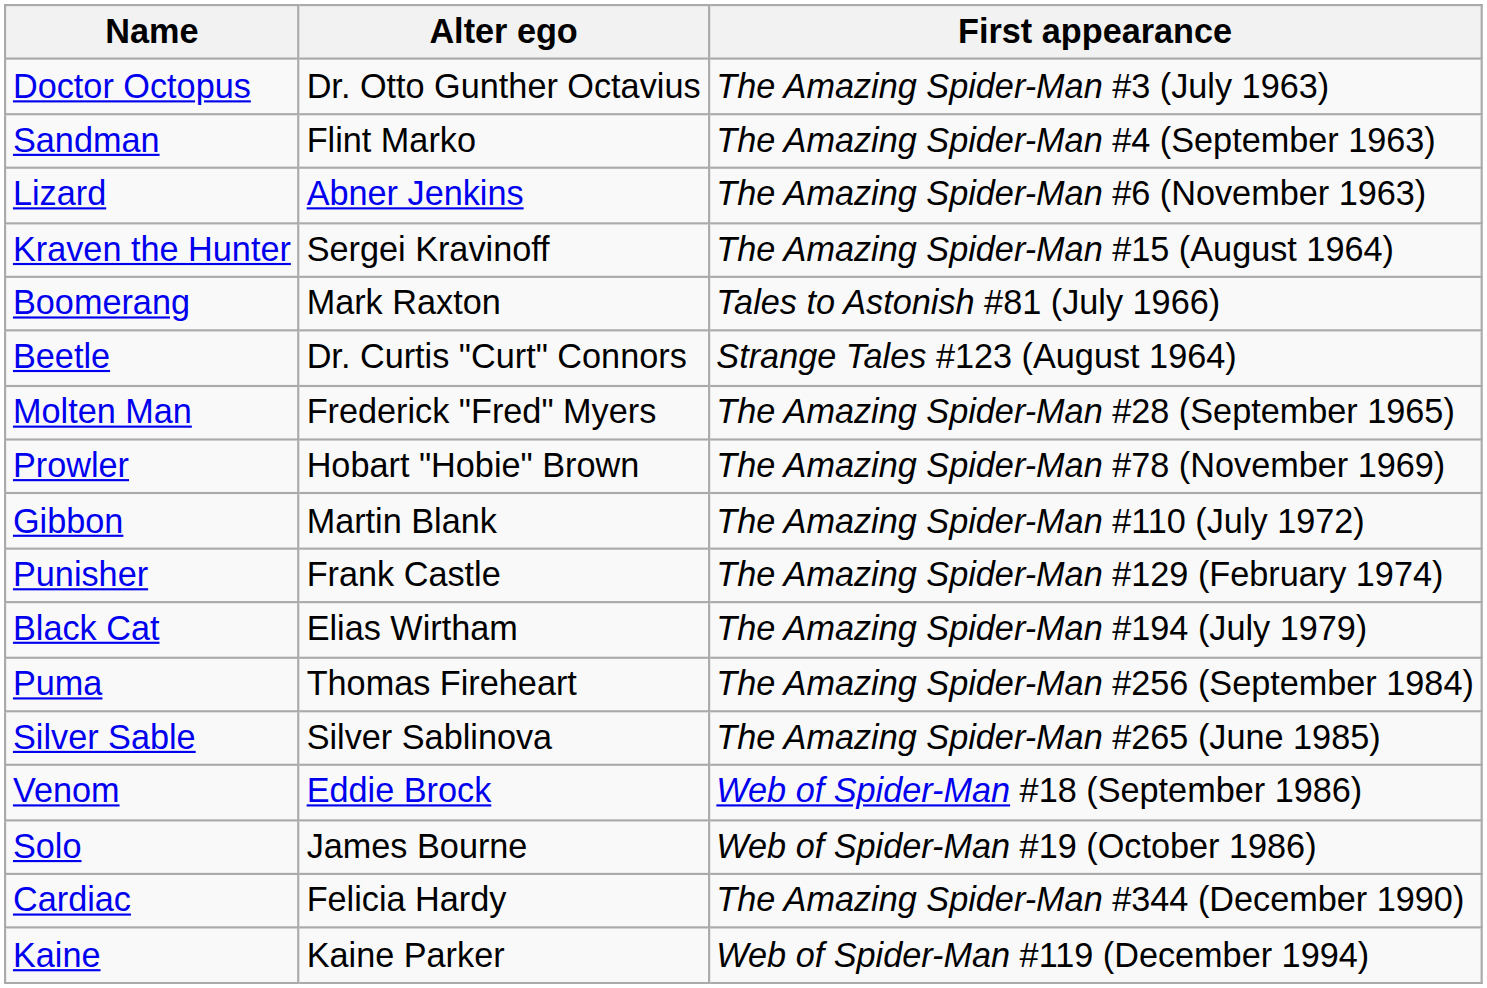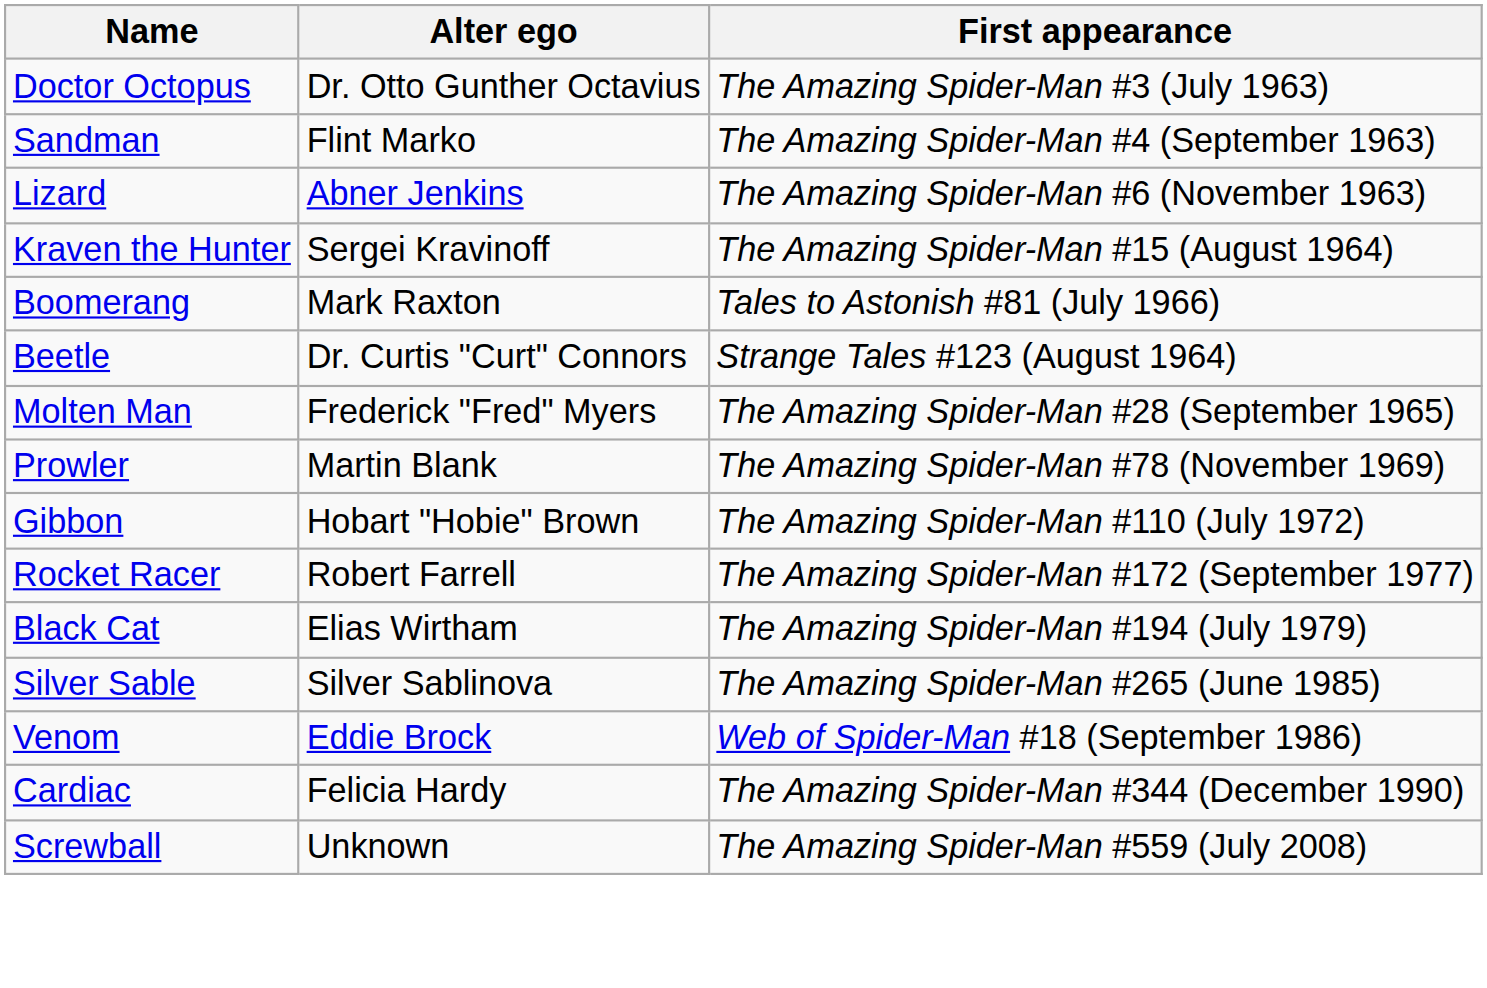(473, 466) Hobart "Hobie" Brown -> (402, 466) Martin Blank
(402, 520) Martin Blank -> (473, 520) Hobart "Hobie" Brown
- row: (81, 574)
+ row: (117, 574)
- row: (58, 683)
- row: (47, 846)
- row: (57, 954)
+ row: (87, 846)
